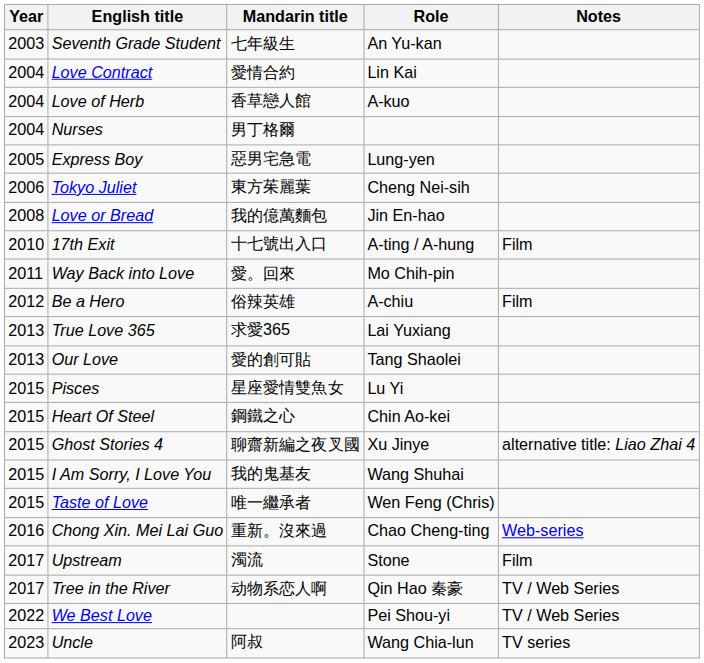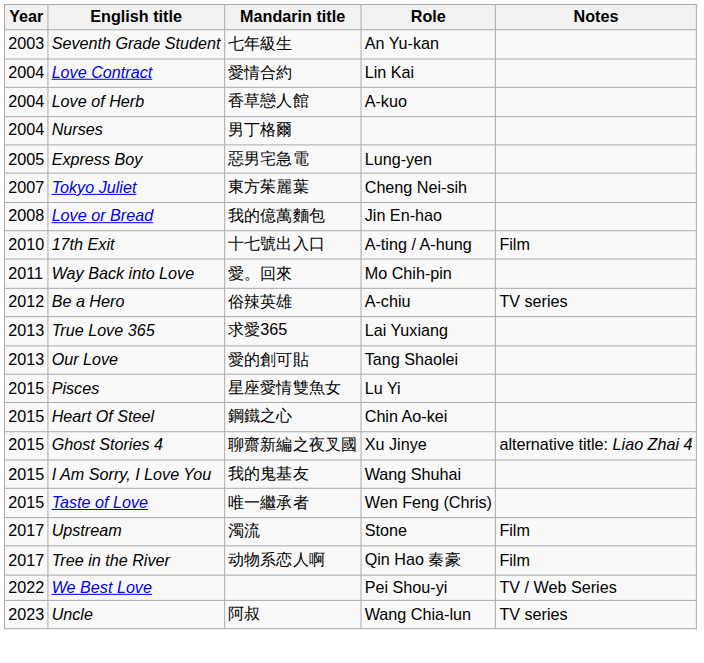(26, 187) 2006 -> (26, 187) 2007
(517, 302) Film -> (534, 302) TV series
- row: (137, 531)
(561, 588) TV / Web Series -> (515, 560) Film
